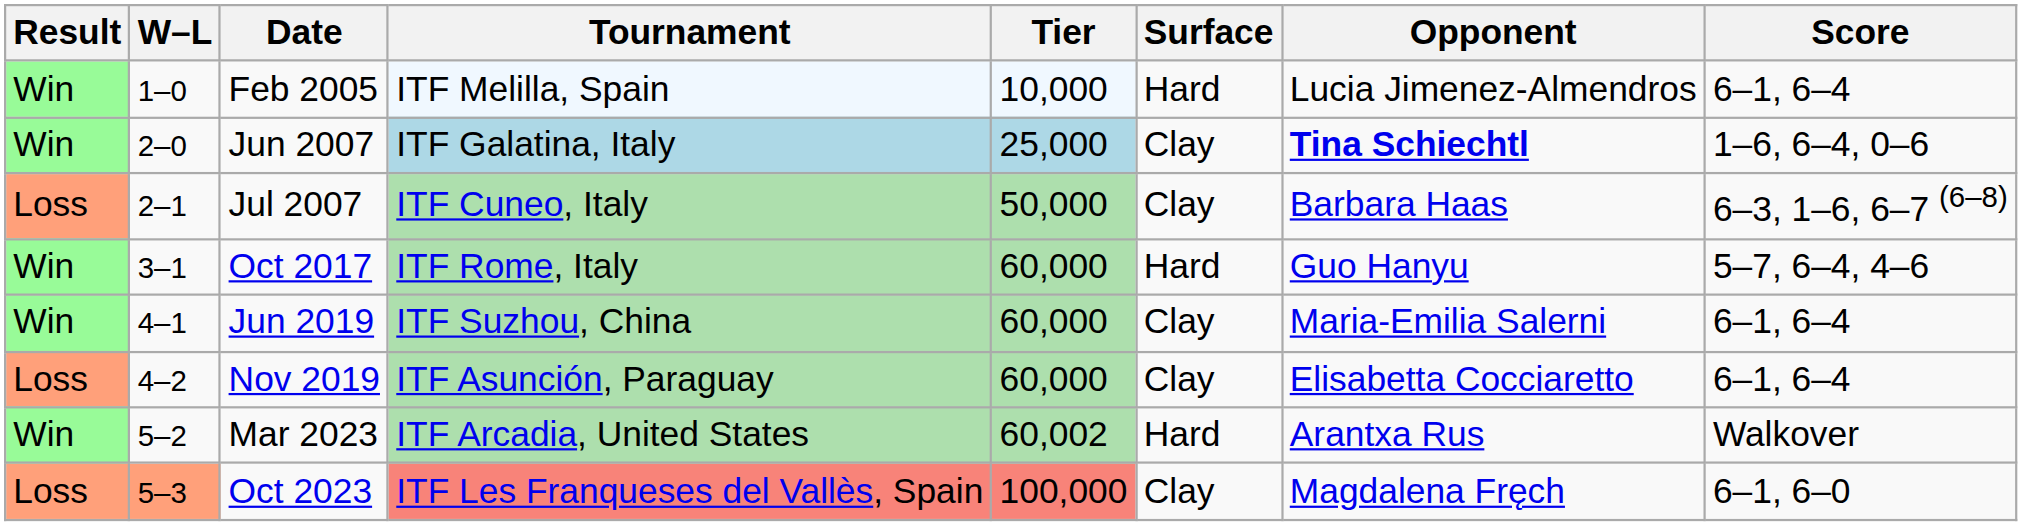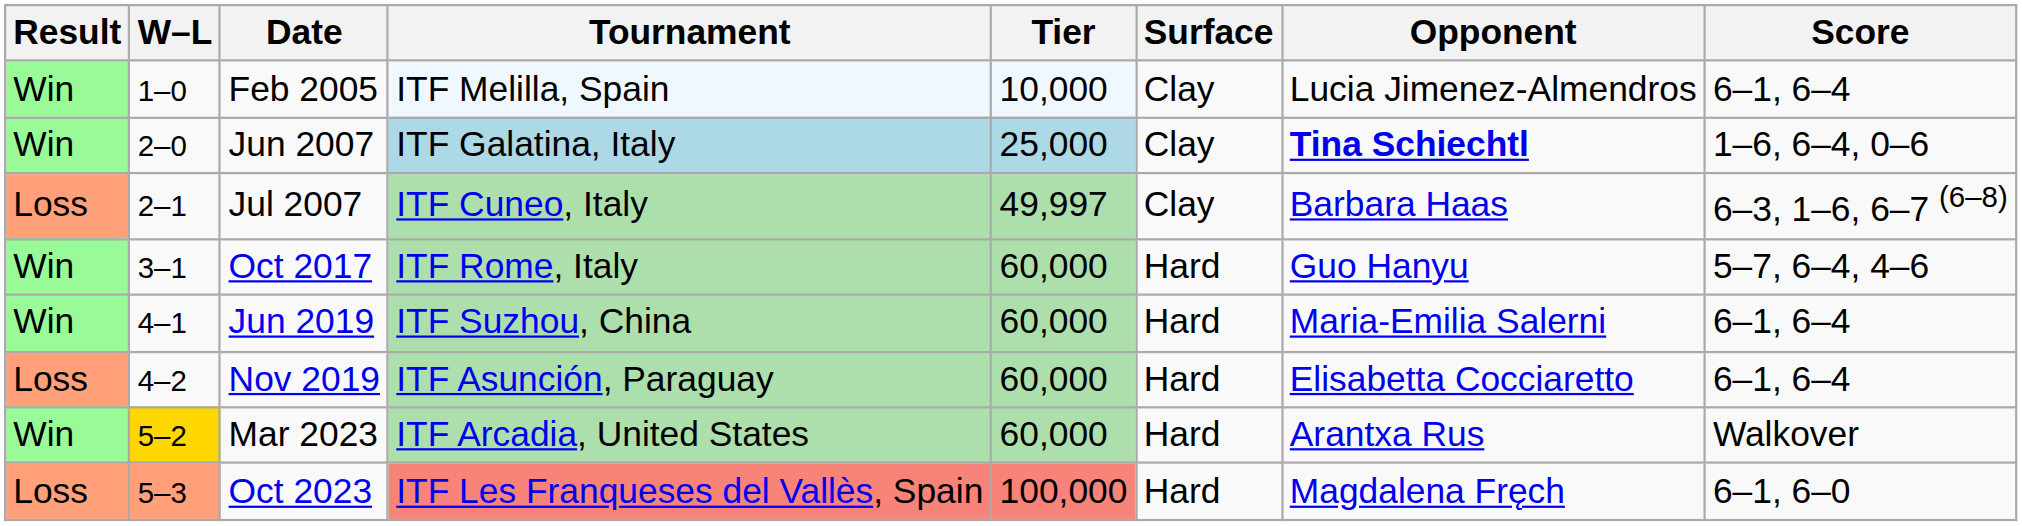(1182, 88) Hard -> (1179, 88) Clay
(1054, 205) 50,000 -> (1054, 205) 49,997
(1179, 322) Clay -> (1182, 322) Hard
(1179, 378) Clay -> (1182, 378) Hard
(162, 436) no background -> (162, 436) gold background
(1054, 434) 60,002 -> (1054, 434) 60,000
(1179, 490) Clay -> (1182, 490) Hard
